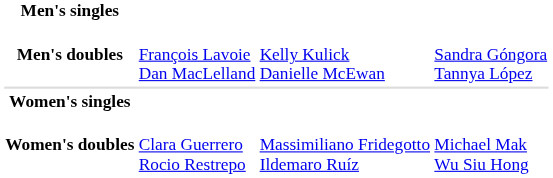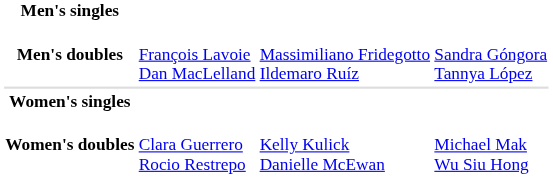(322, 63) Kelly Kulick Danielle McEwan -> (345, 63) Massimiliano Fridegotto Ildemaro Ruíz
(345, 154) Massimiliano Fridegotto Ildemaro Ruíz -> (322, 154) Kelly Kulick Danielle McEwan
